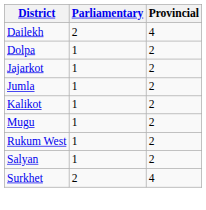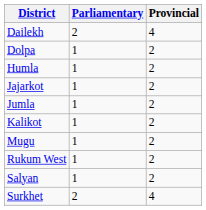+ row: (23, 68)
